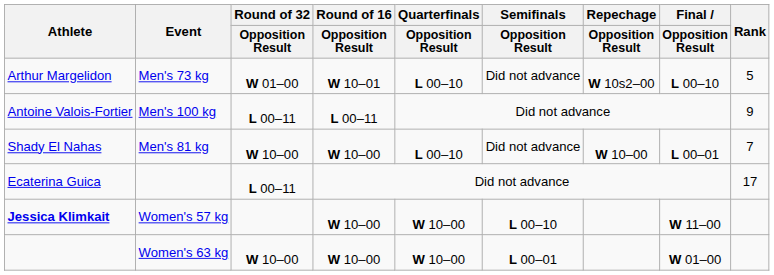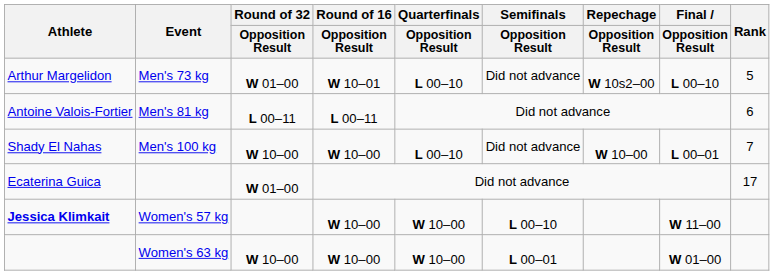(177, 112) Men's 100 kg -> (174, 112) Men's 81 kg
(750, 112) 9 -> (750, 112) 6
(174, 147) Men's 81 kg -> (177, 147) Men's 100 kg
(272, 189) L 00–11 -> (272, 189) W 01–00
